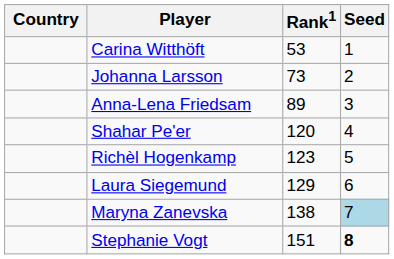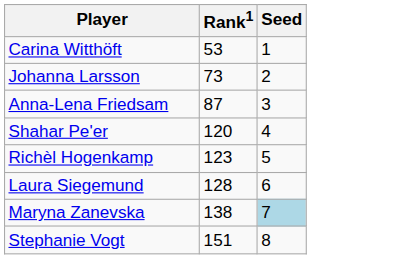- column: (46, 20)
(296, 104) 89 -> (213, 104) 87
(301, 185) 129 -> (218, 185) 128
(349, 239) bold -> (266, 239) normal
